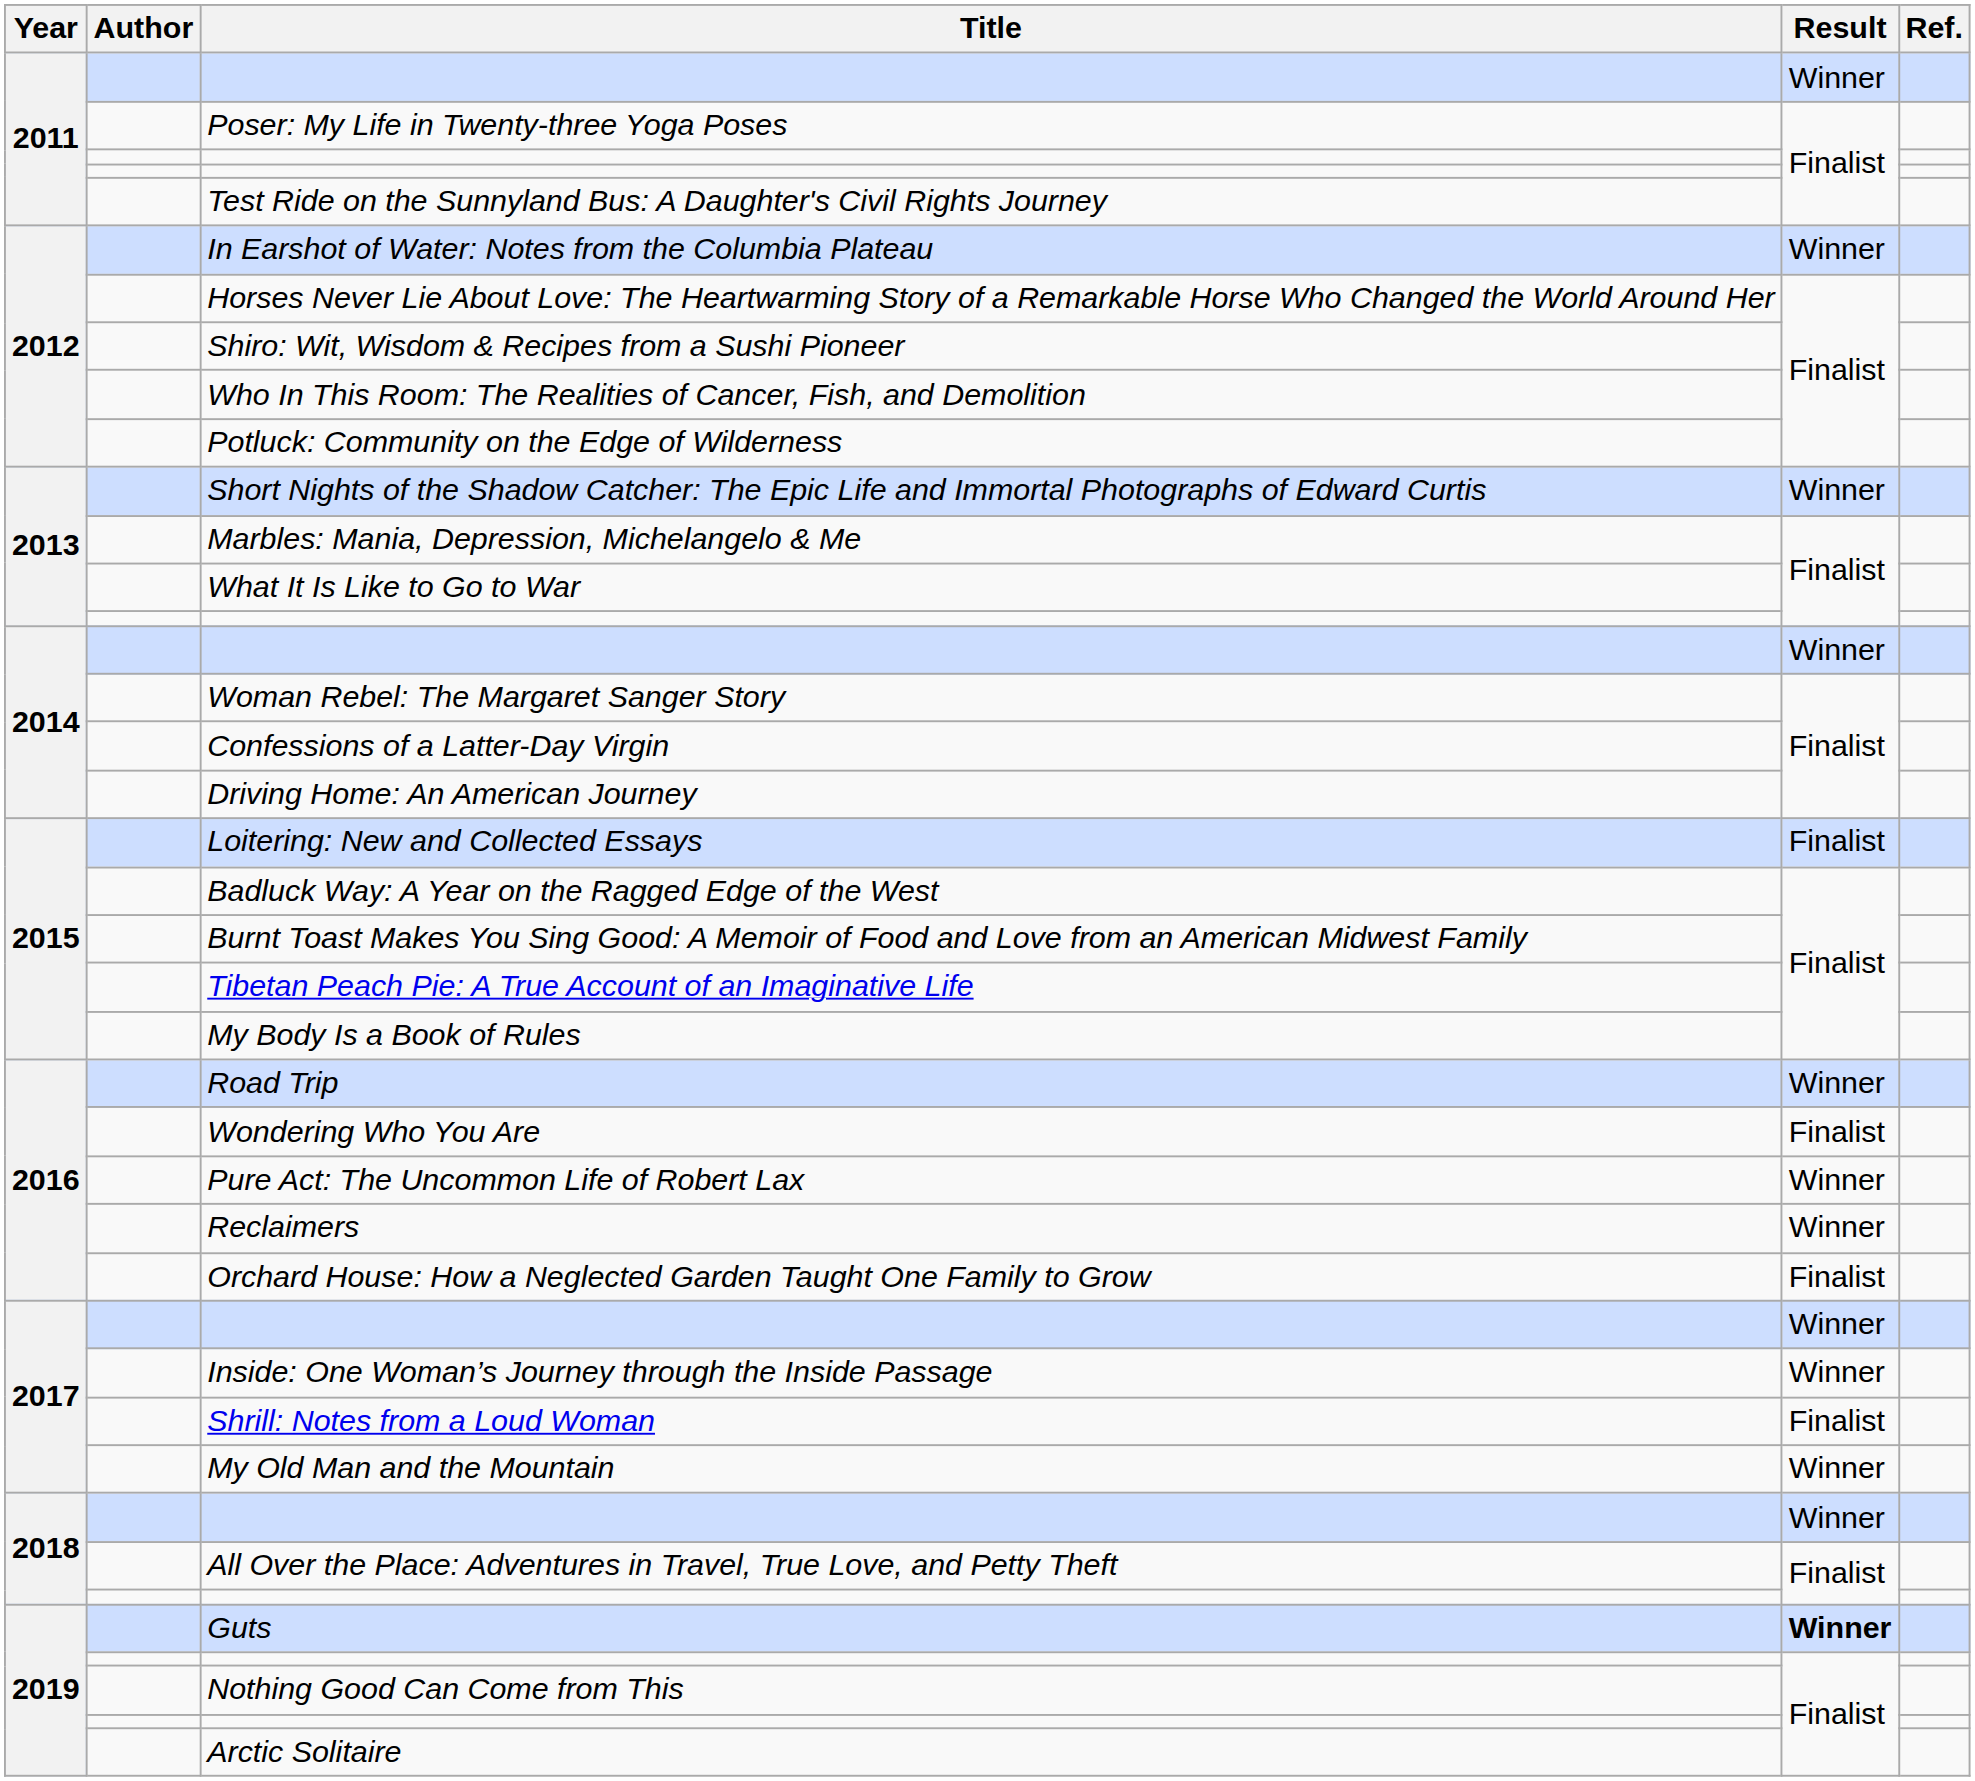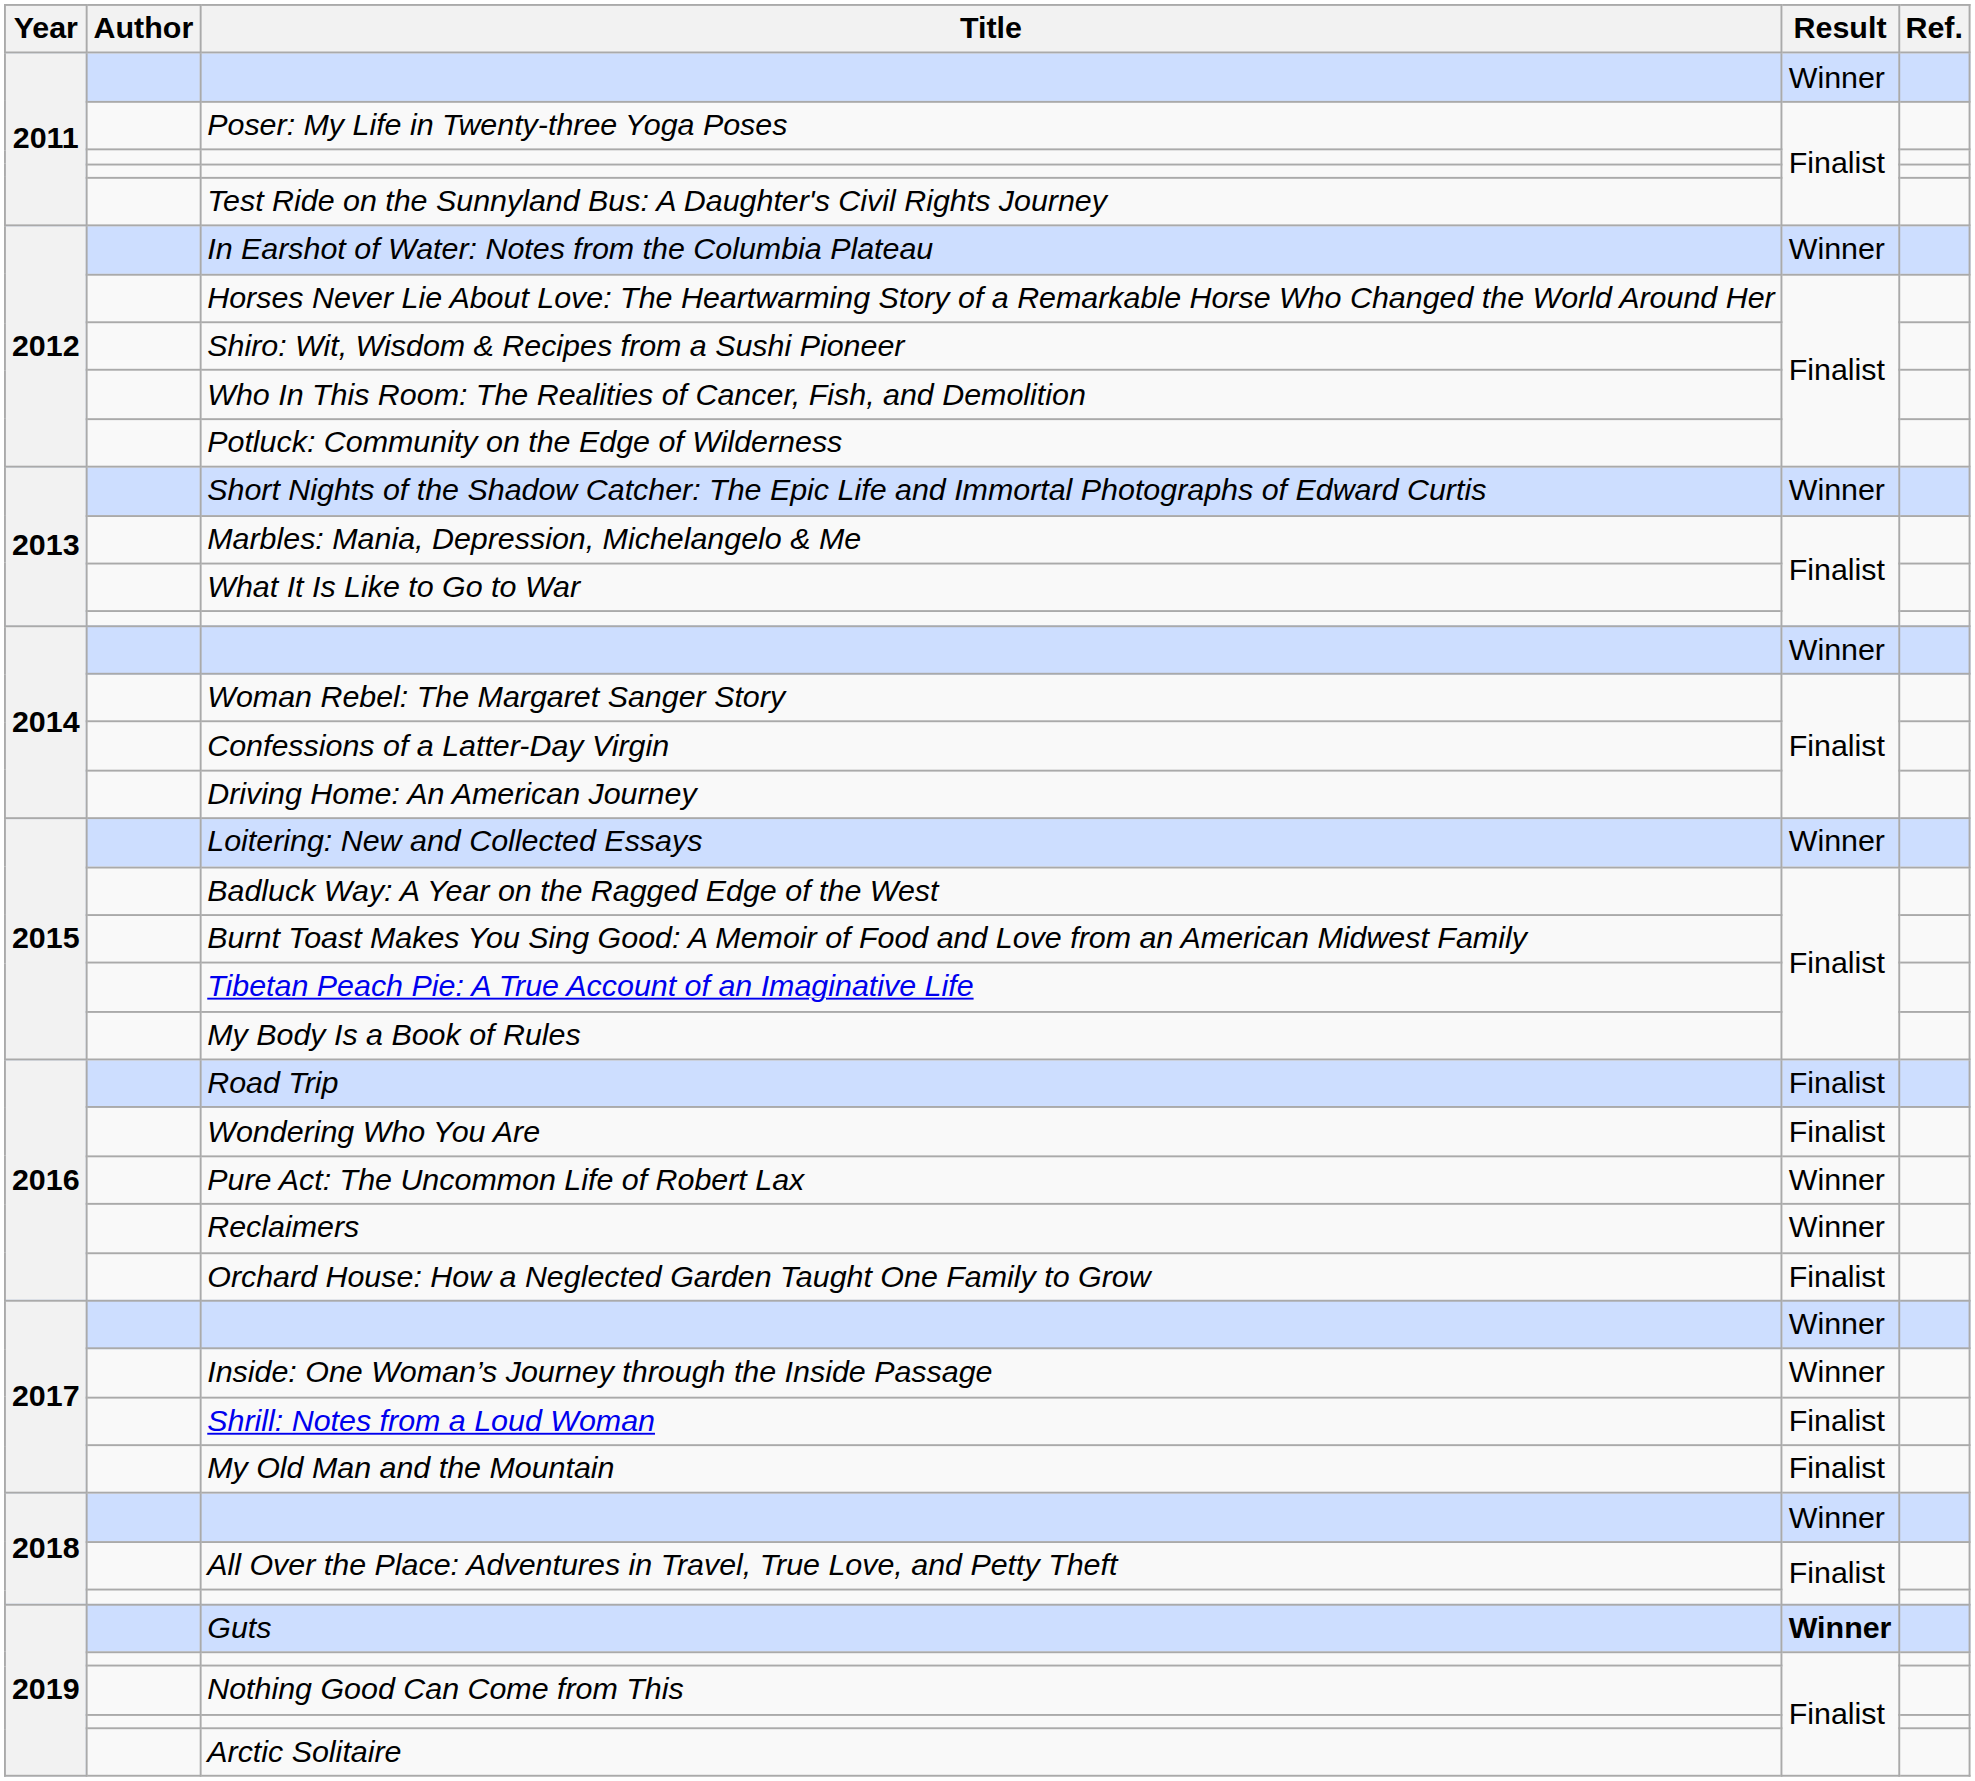(1837, 842) Finalist -> (1837, 842) Winner
(1837, 1083) Winner -> (1837, 1083) Finalist
(1837, 1468) Winner -> (1837, 1468) Finalist
